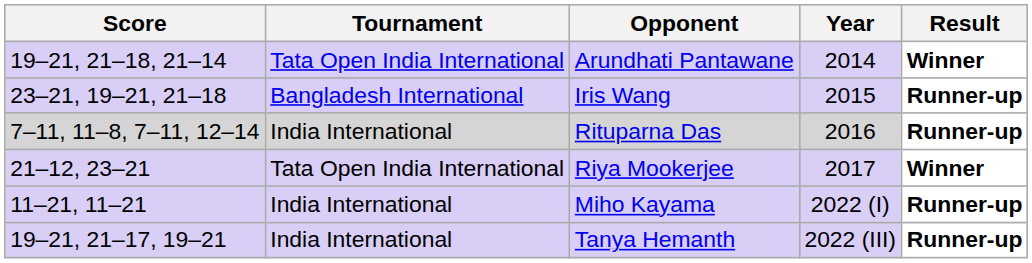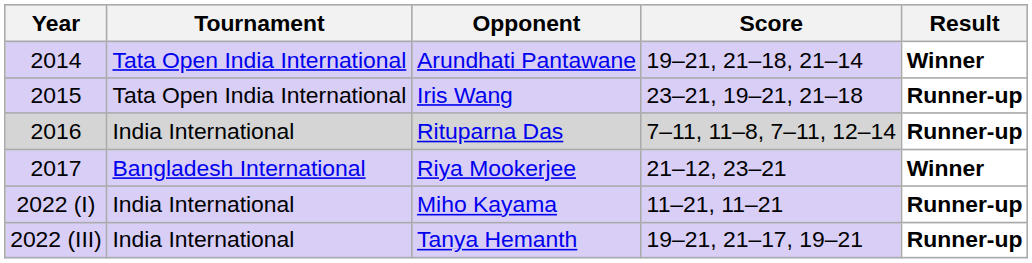columns swapped: (850, 23) <-> (135, 23)
(397, 96) Bangladesh International -> (259, 96) Tata Open India International
(417, 168) Tata Open India International -> (239, 168) Bangladesh International
